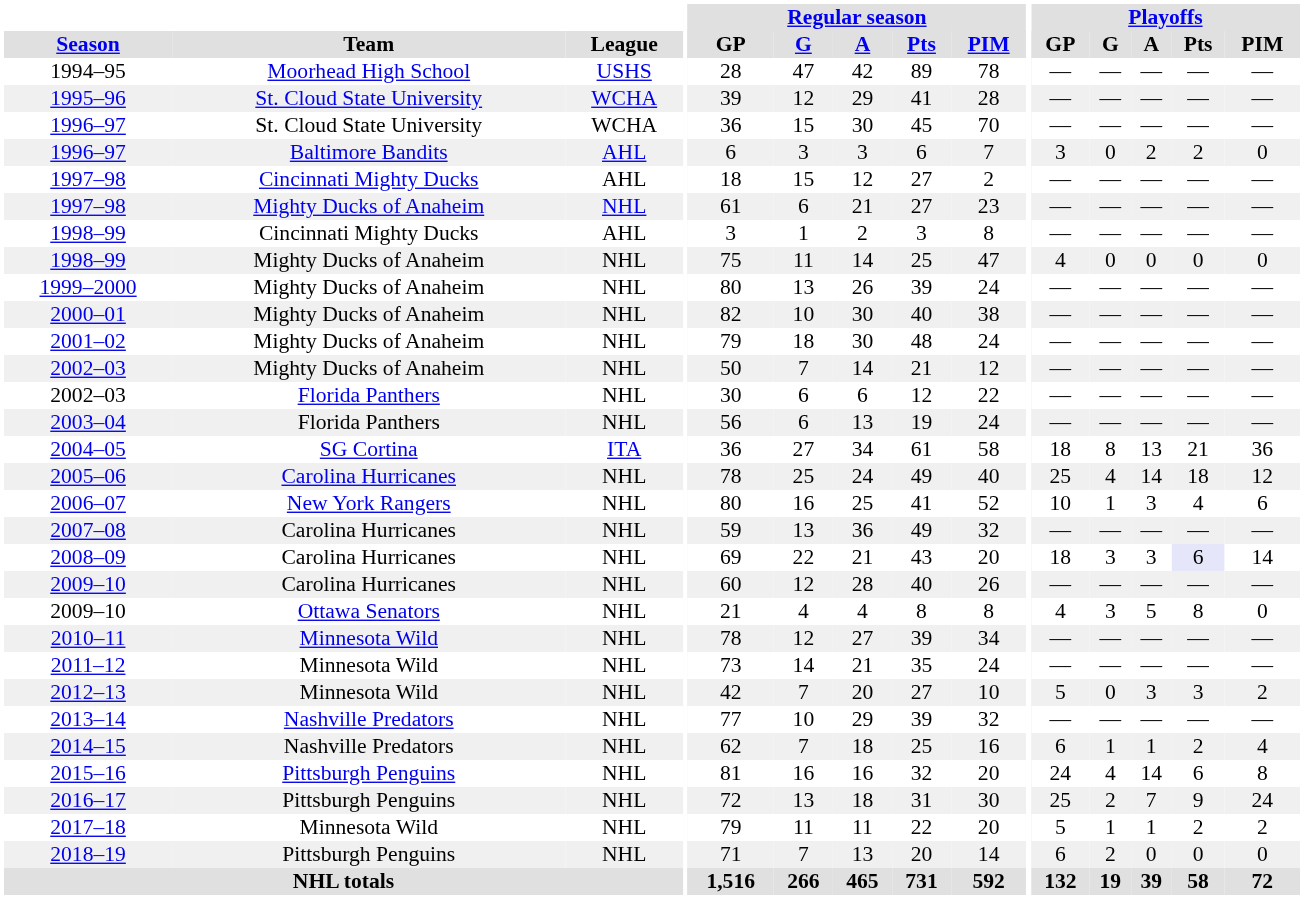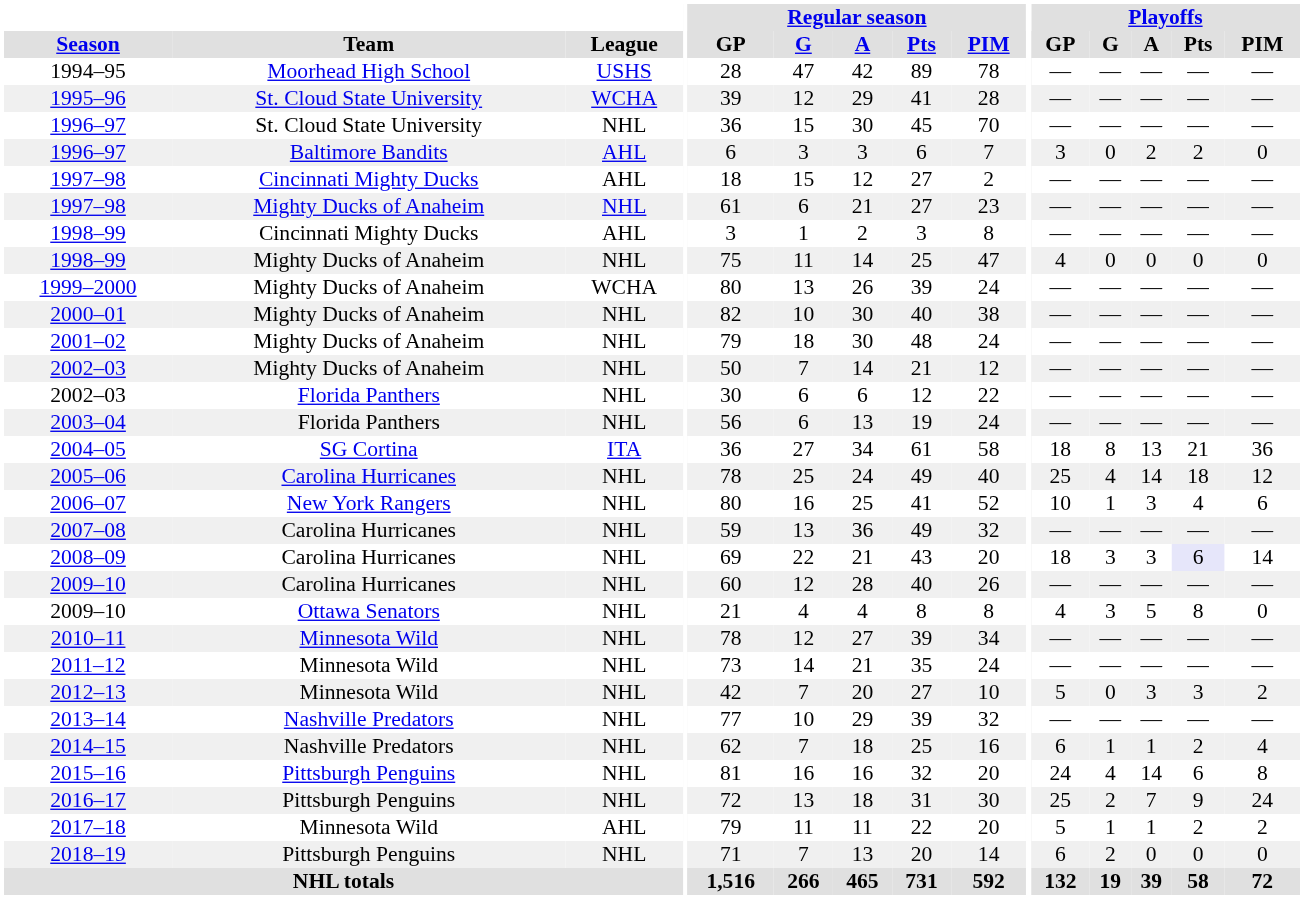(624, 125) WCHA -> (624, 125) NHL
(624, 287) NHL -> (624, 287) WCHA
(624, 827) NHL -> (624, 827) AHL
